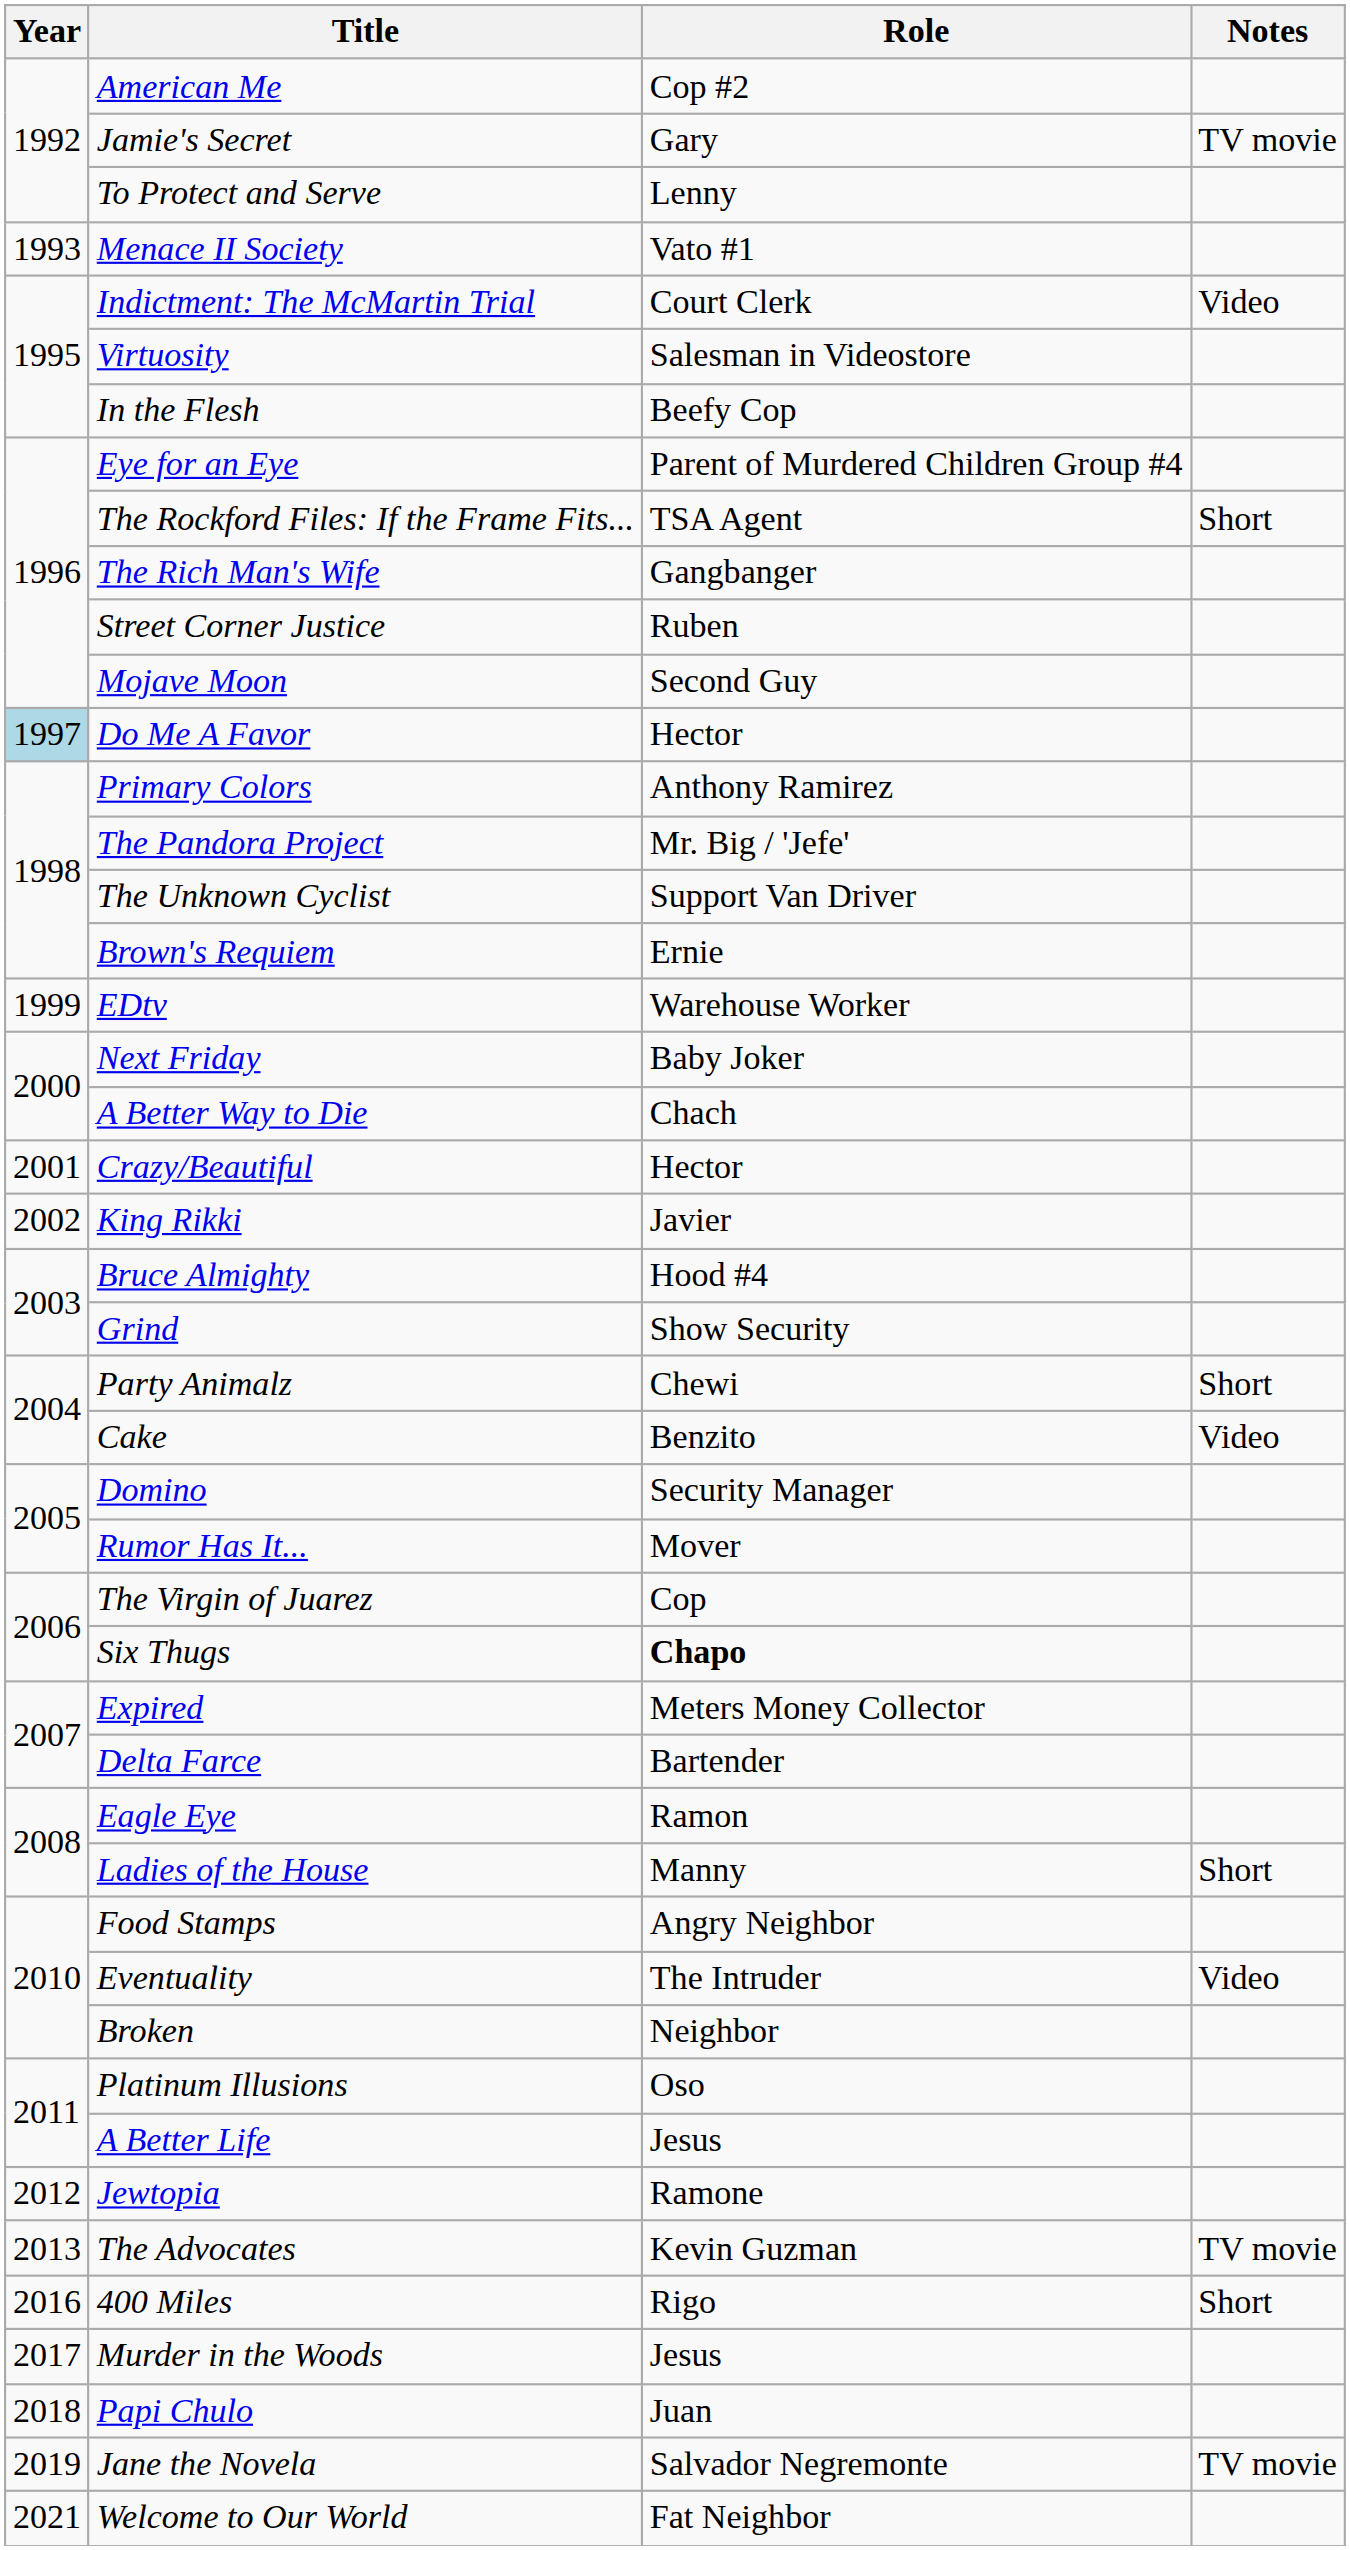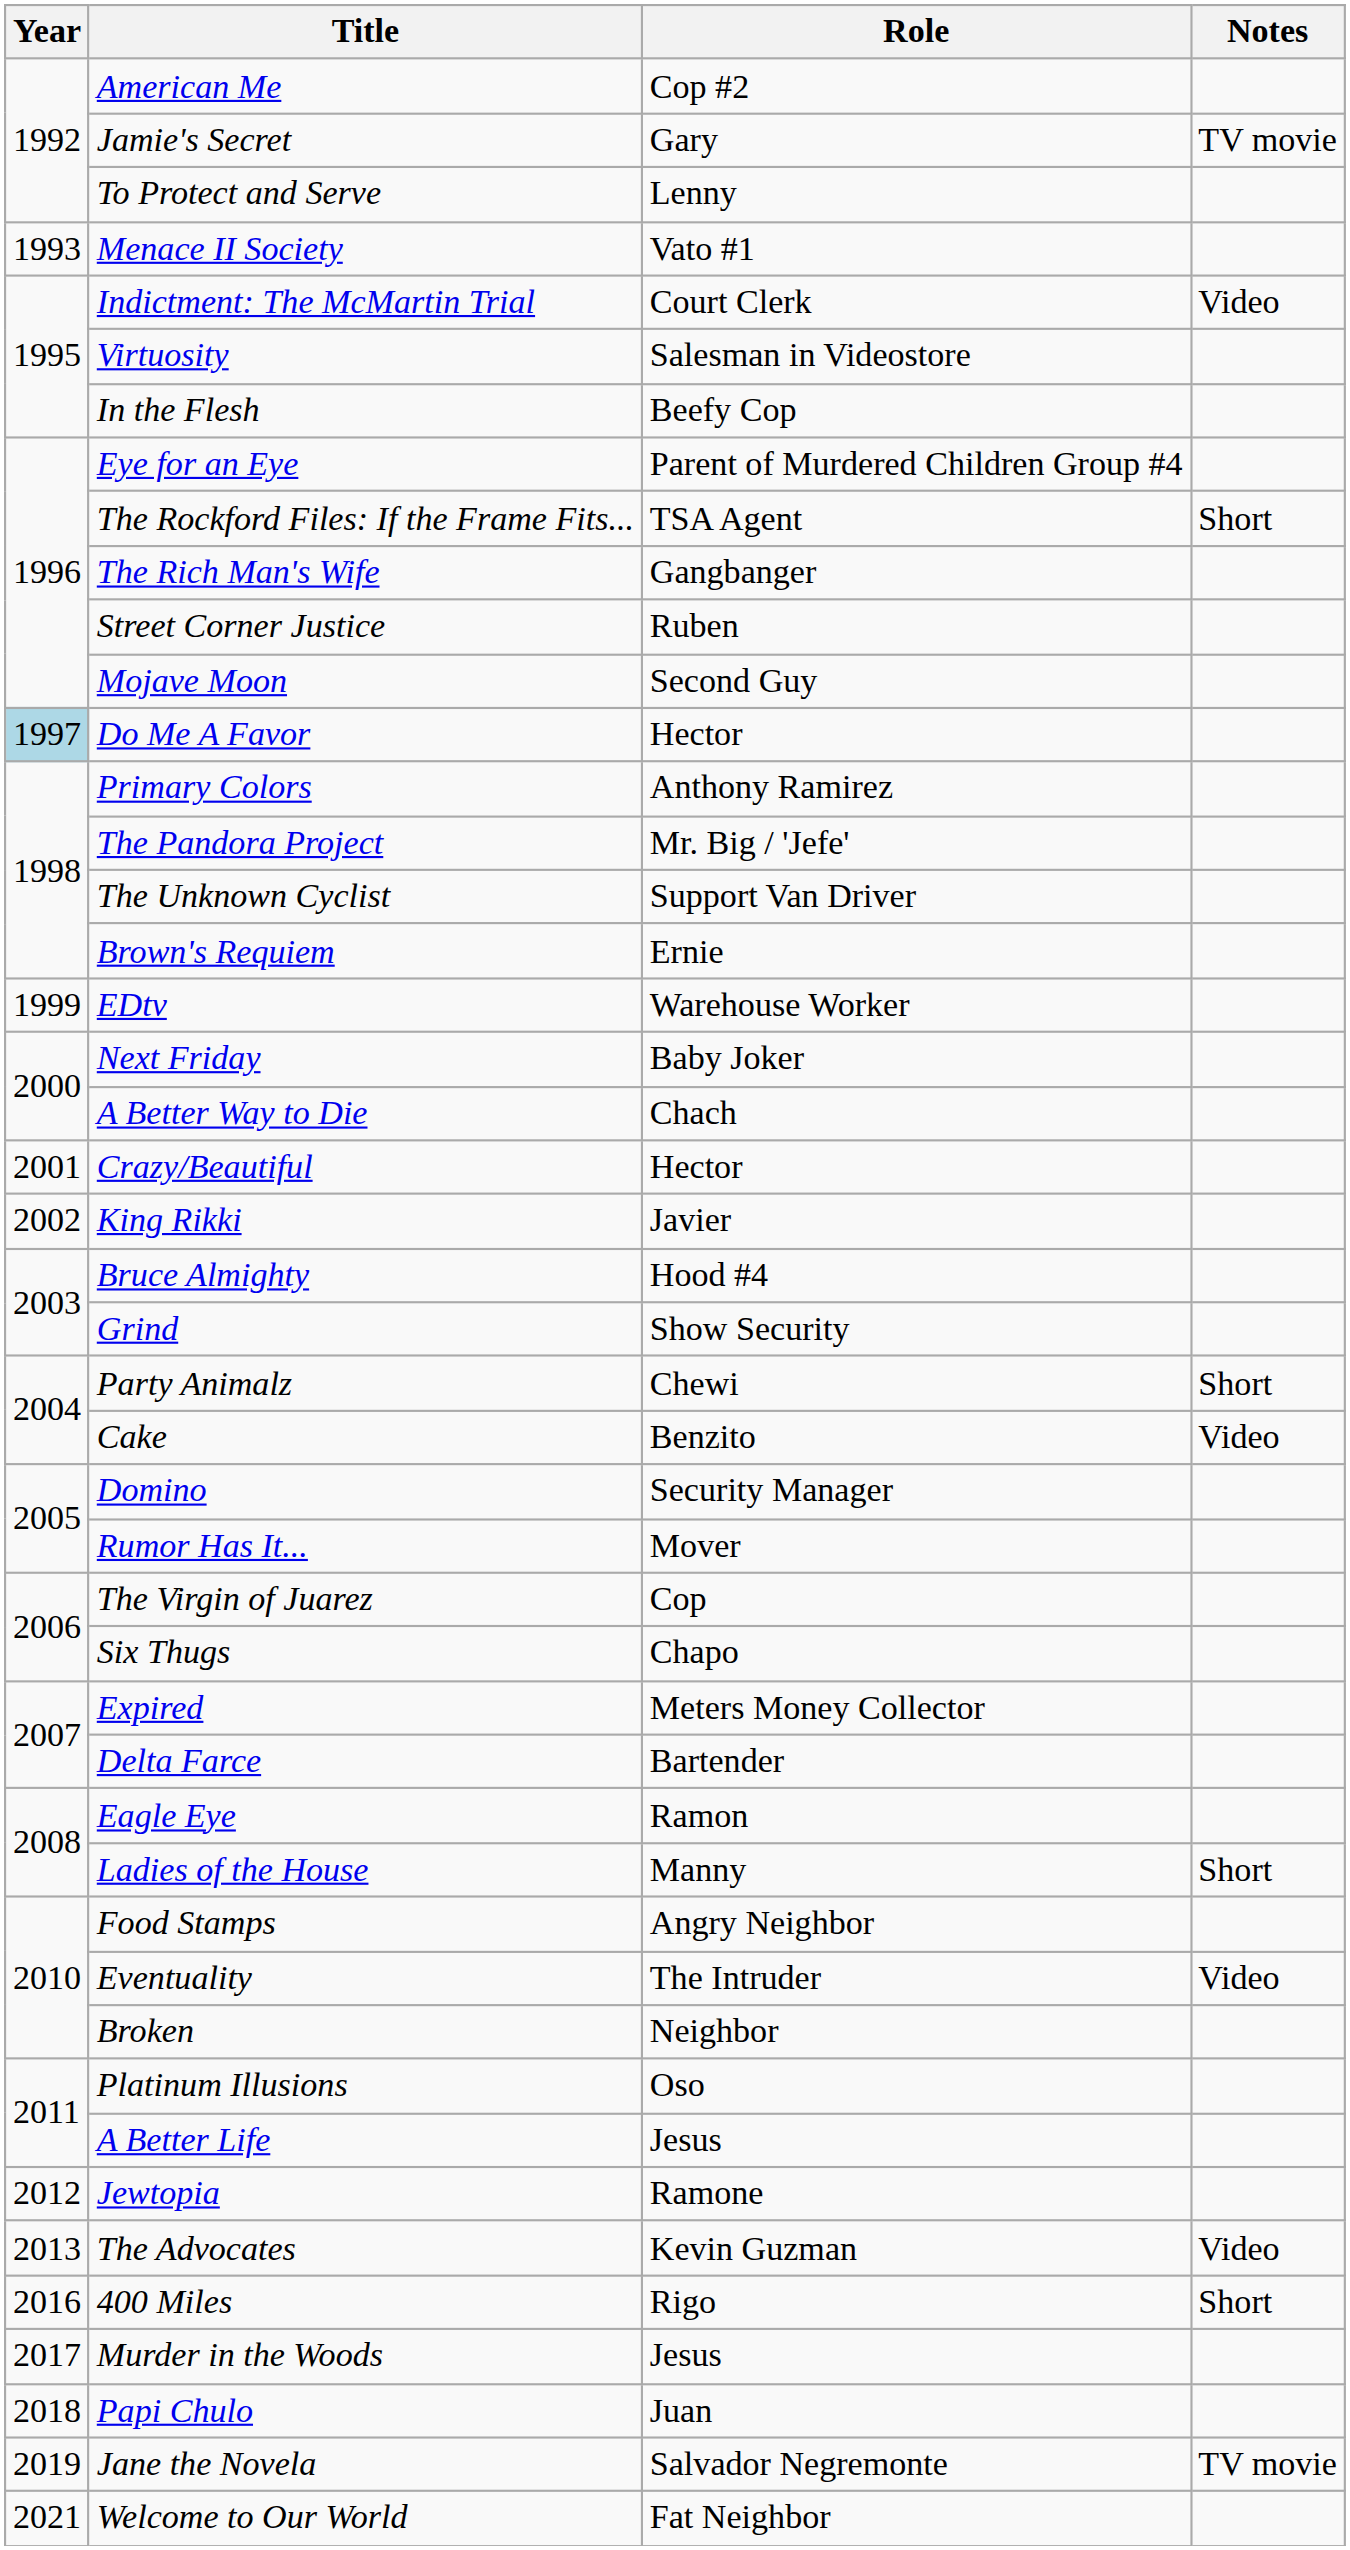(698, 1652) bold -> (694, 1652) normal
(1268, 2247) TV movie -> (1239, 2247) Video
